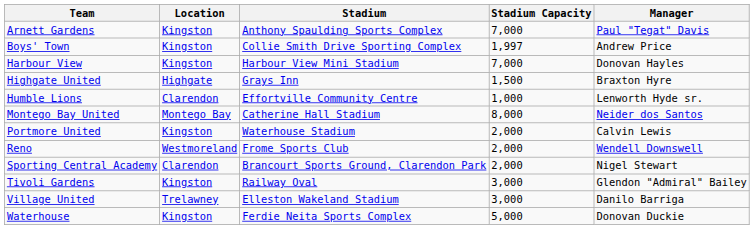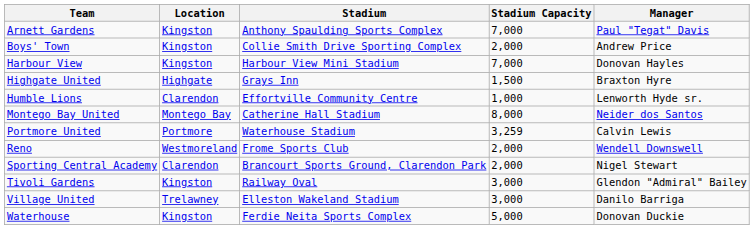(507, 47) 1,997 -> (507, 47) 2,000
(187, 132) Kingston -> (187, 132) Portmore
(507, 132) 2,000 -> (507, 132) 3,259
